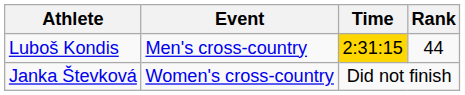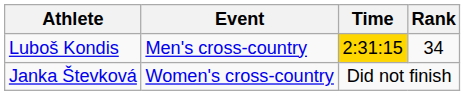(434, 48) 44 -> (434, 48) 34
